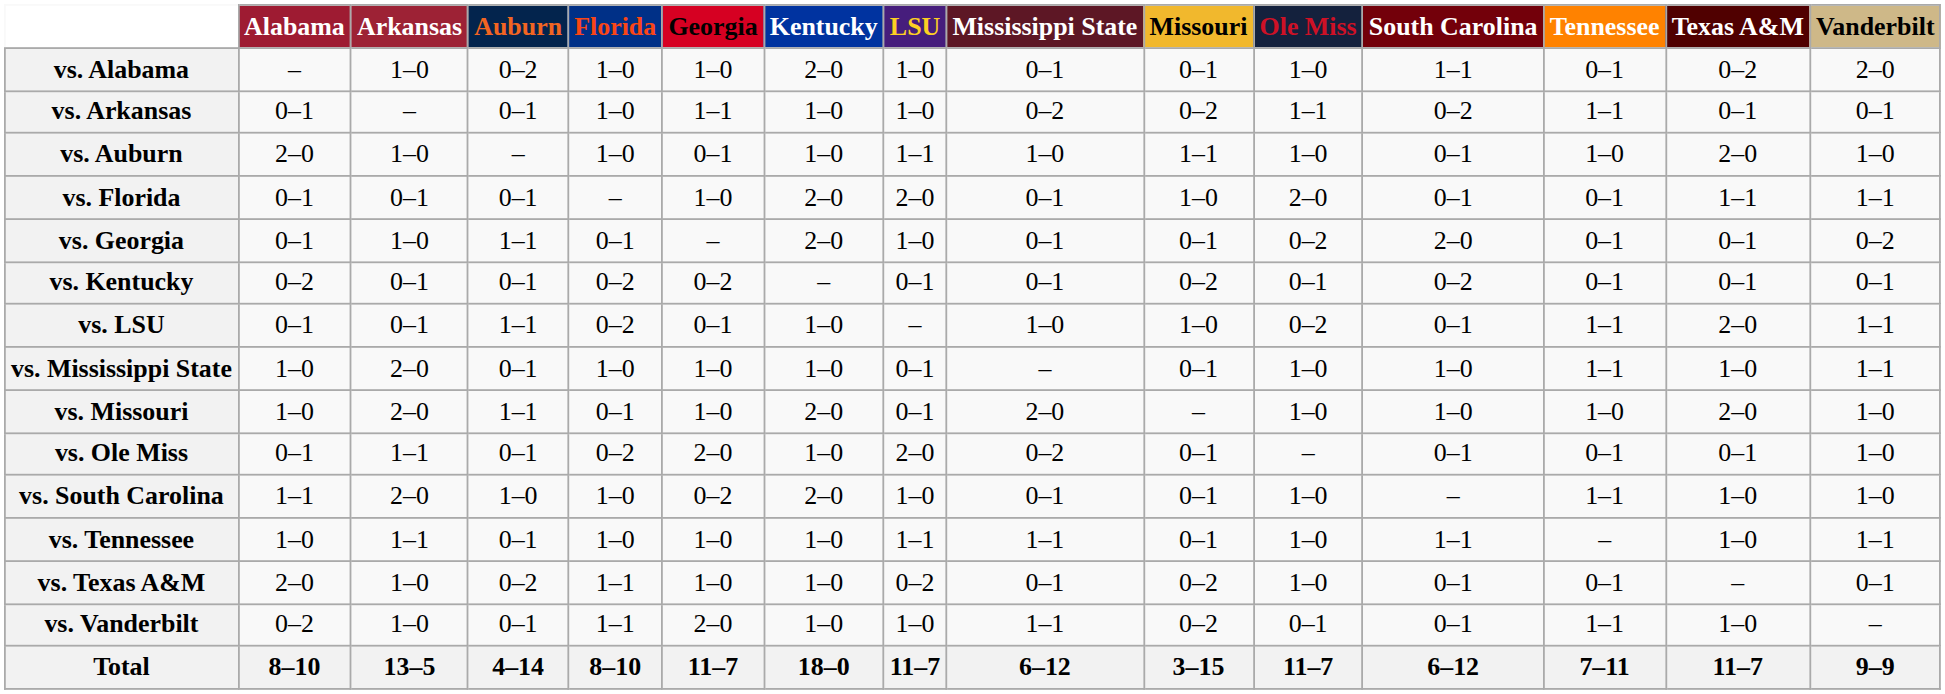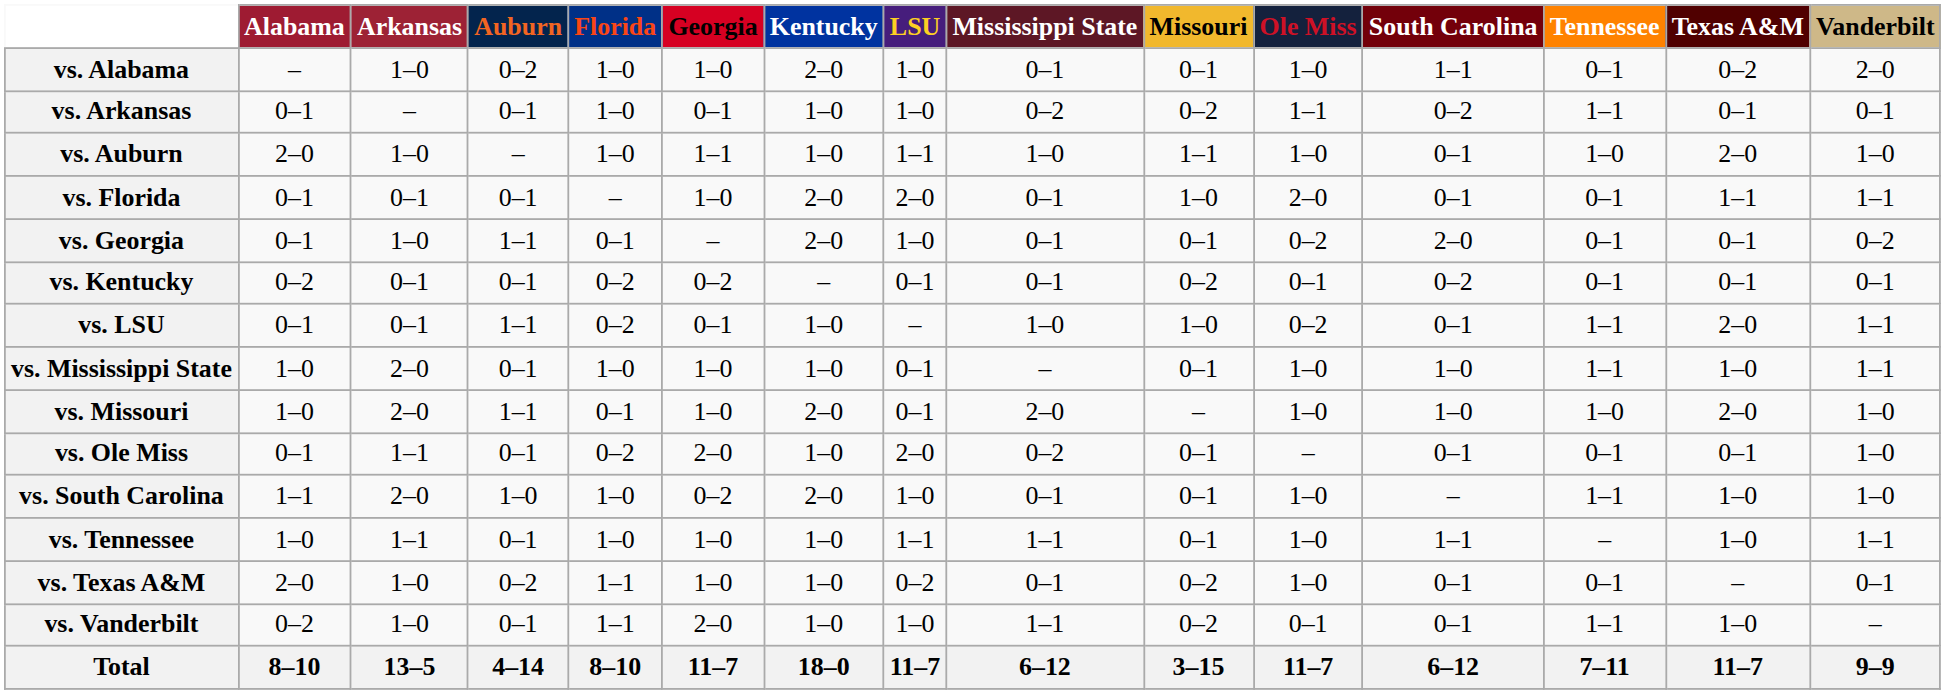(713, 111) 1–1 -> (713, 111) 0–1
(713, 154) 0–1 -> (713, 154) 1–1
